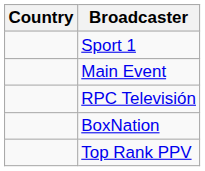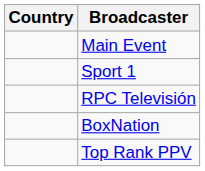rows swapped: (124, 71) <-> (109, 44)
